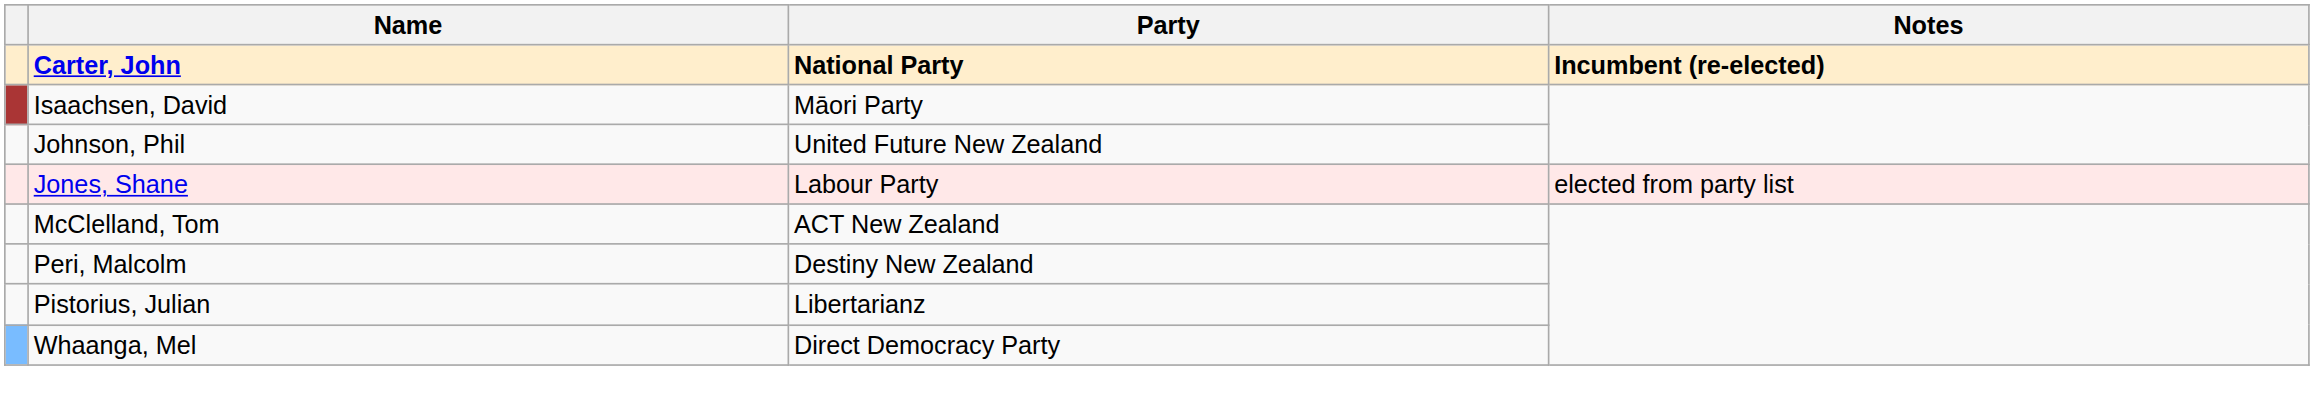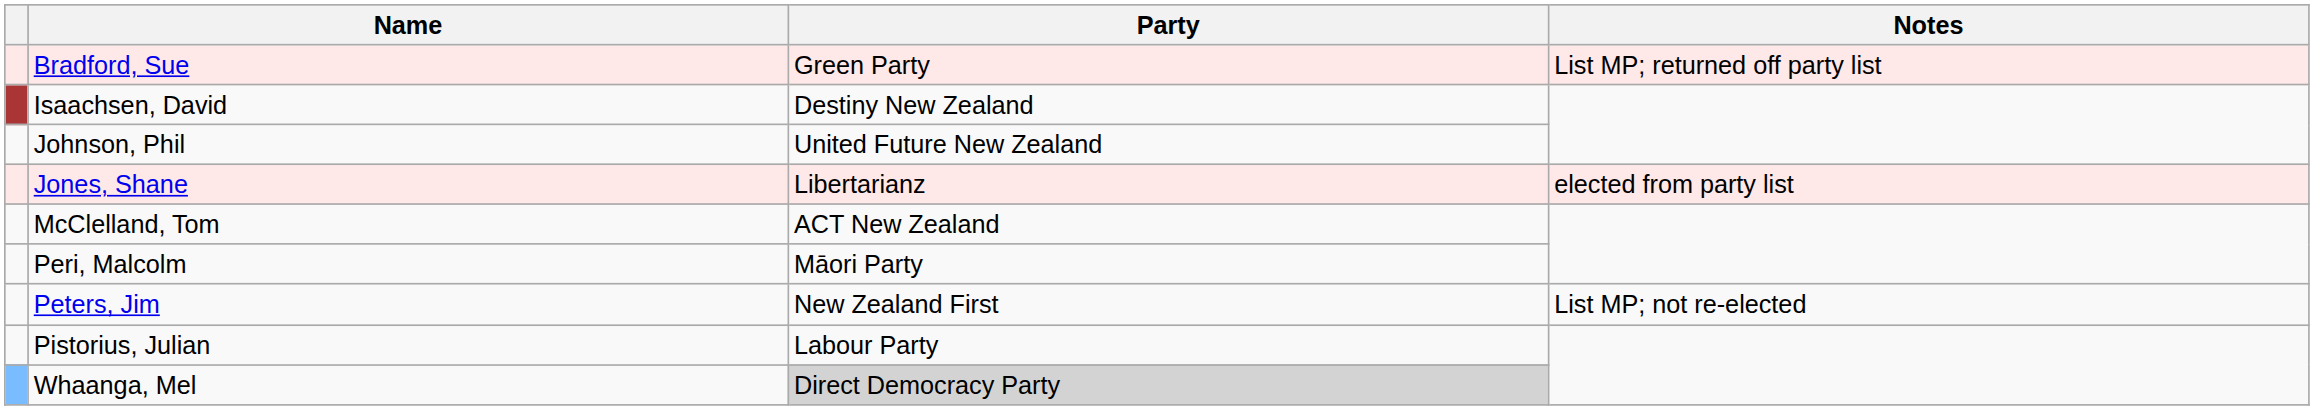+ row: (112, 65)
- row: (107, 65)
(858, 105) Māori Party -> (914, 105) Destiny New Zealand
(866, 185) Labour Party -> (860, 185) Libertarianz
(914, 265) Destiny New Zealand -> (858, 265) Māori Party
+ row: (97, 305)
(860, 305) Libertarianz -> (866, 345) Labour Party
(927, 345) no background -> (927, 384) lightgrey background
